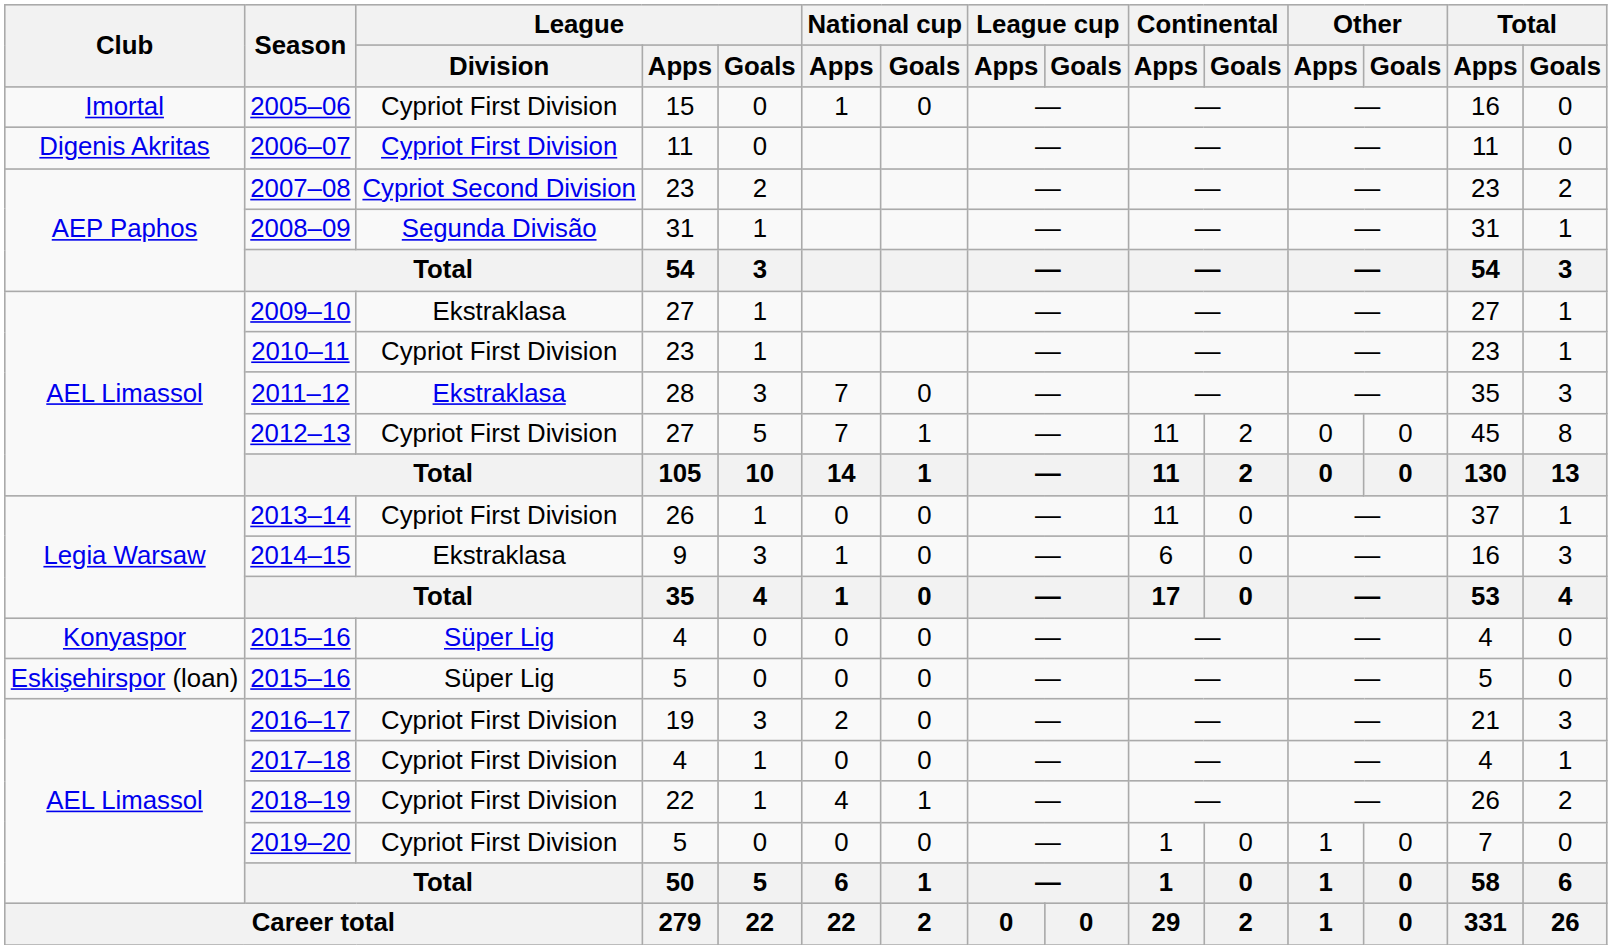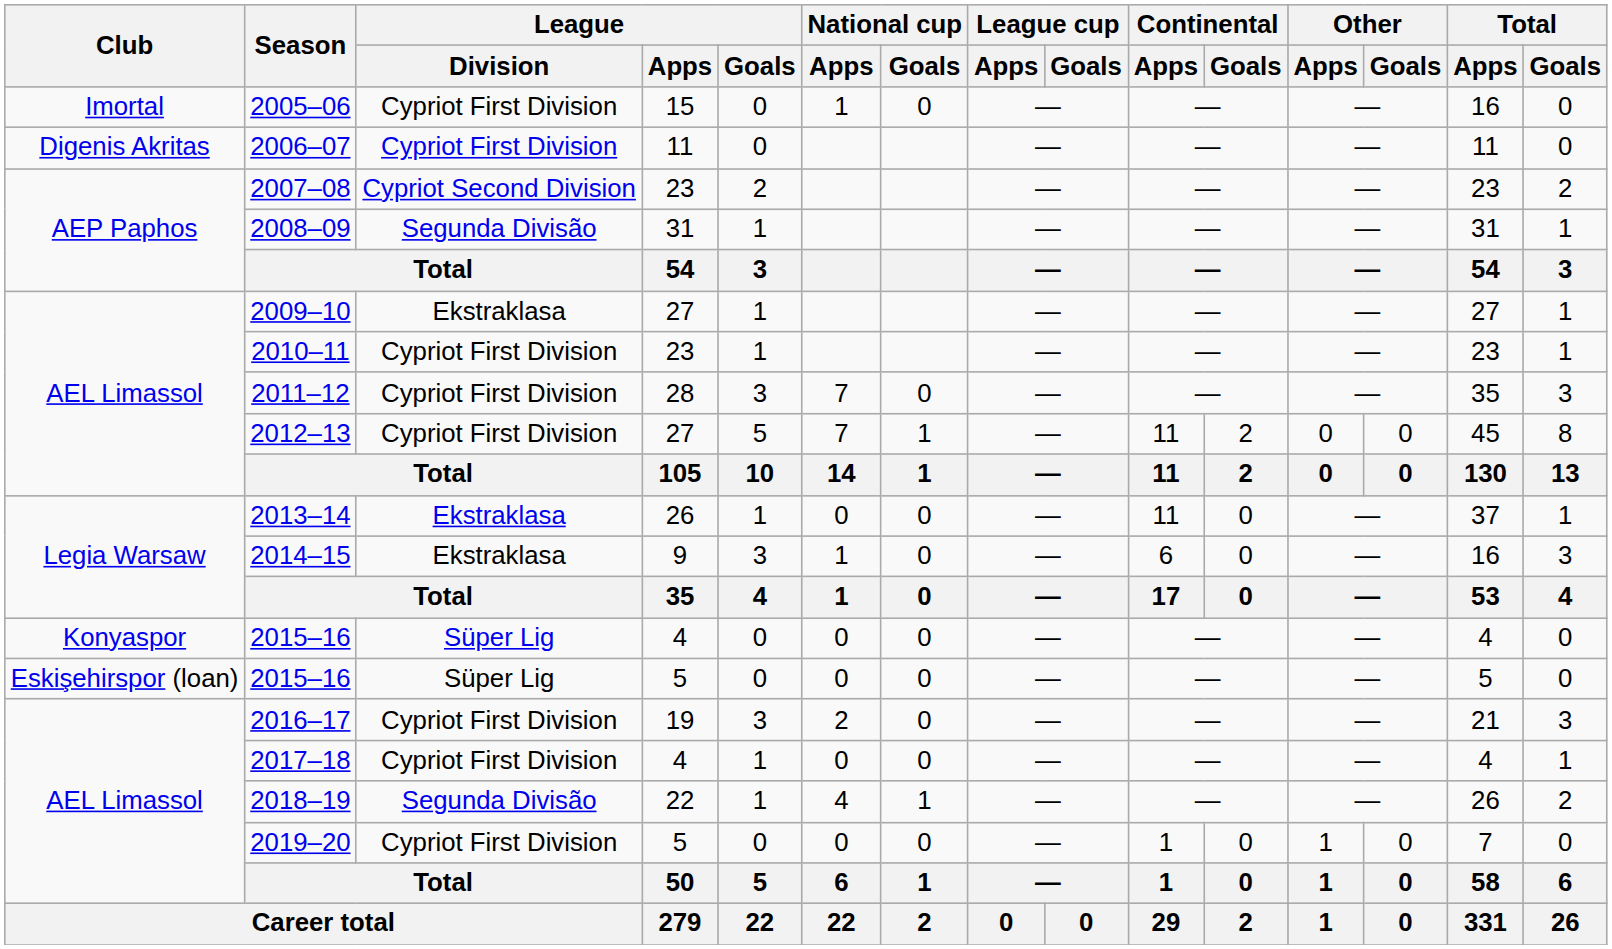(499, 392) Ekstraklasa -> (499, 392) Cypriot First Division
(499, 515) Cypriot First Division -> (499, 515) Ekstraklasa
(499, 801) Cypriot First Division -> (499, 801) Segunda Divisão
